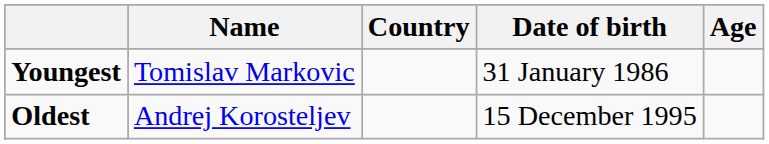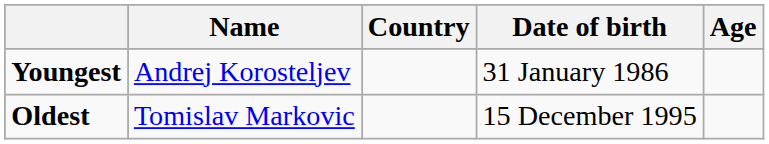(244, 71) Tomislav Markovic -> (242, 71) Andrej Korosteljev
(242, 116) Andrej Korosteljev -> (244, 116) Tomislav Markovic
